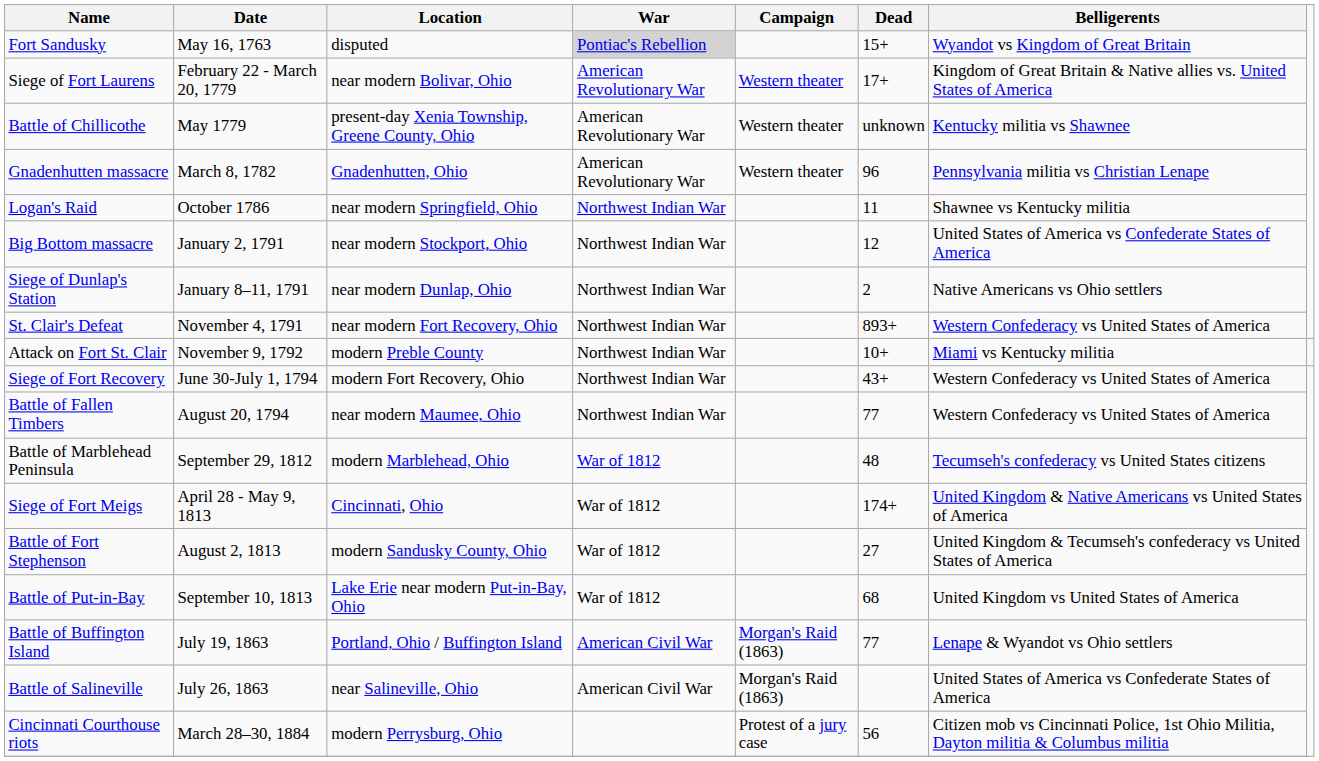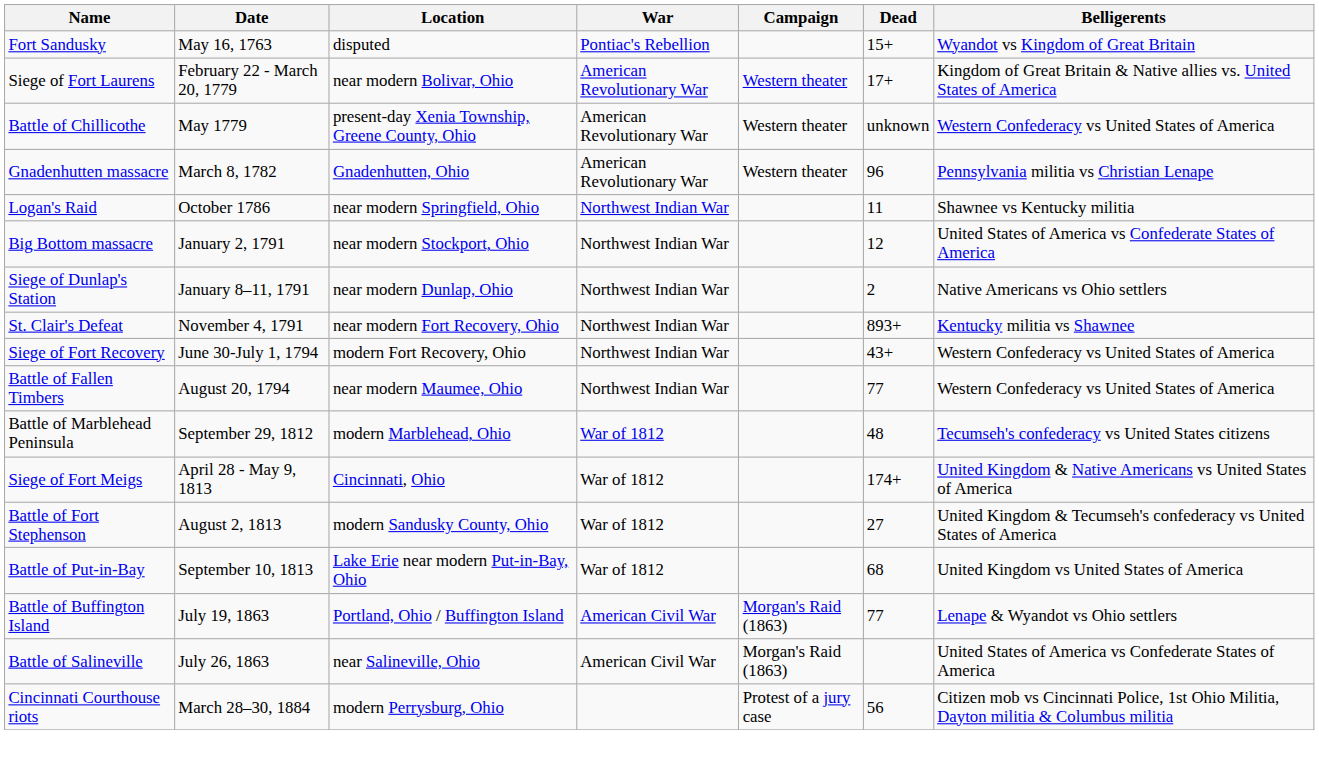(642, 44) lightgrey background -> (645, 44) no background
(1031, 126) Kentucky militia vs Shawnee -> (1106, 126) Western Confederacy vs United States of America
(1101, 325) Western Confederacy vs United States of America -> (1036, 325) Kentucky militia vs Shawnee
- row: (87, 352)
